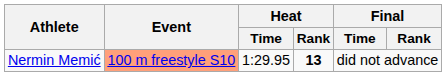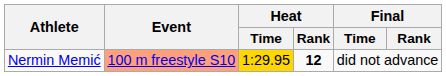(266, 60) no background -> (266, 60) gold background
(313, 60) 13 -> (313, 60) 12
